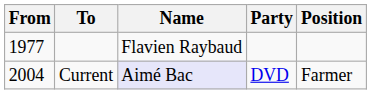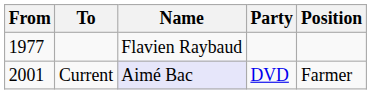(26, 74) 2004 -> (26, 74) 2001
